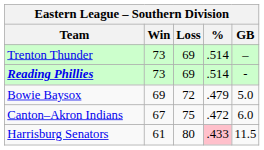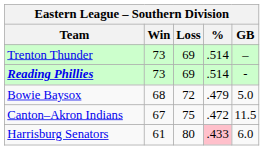(159, 94) 69 -> (159, 94) 68
(245, 114) 6.0 -> (245, 114) 11.5
(245, 134) 11.5 -> (245, 134) 6.0
